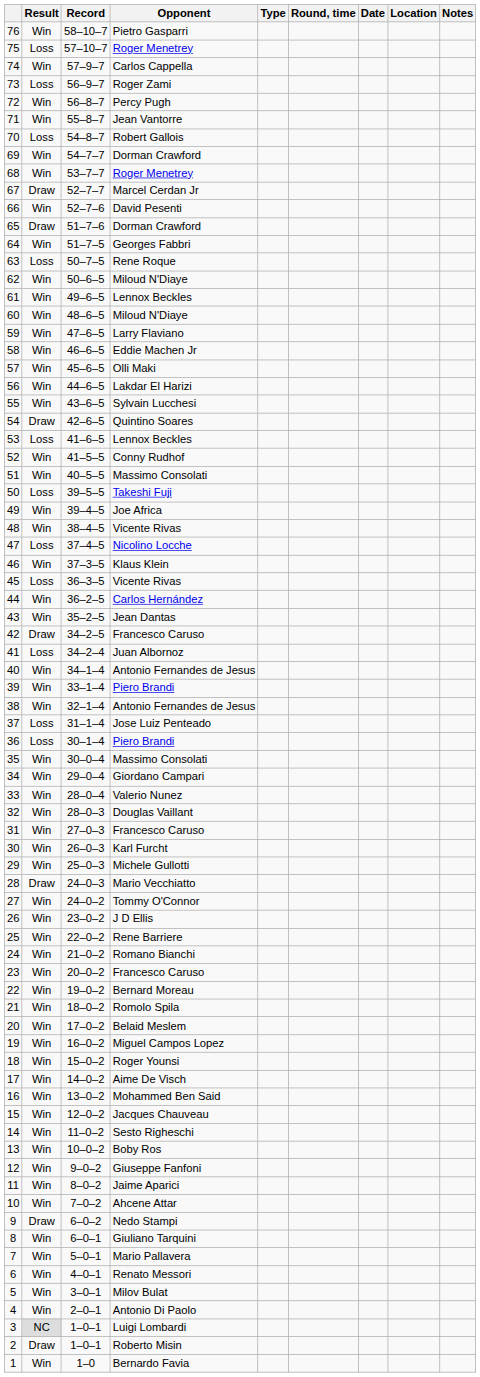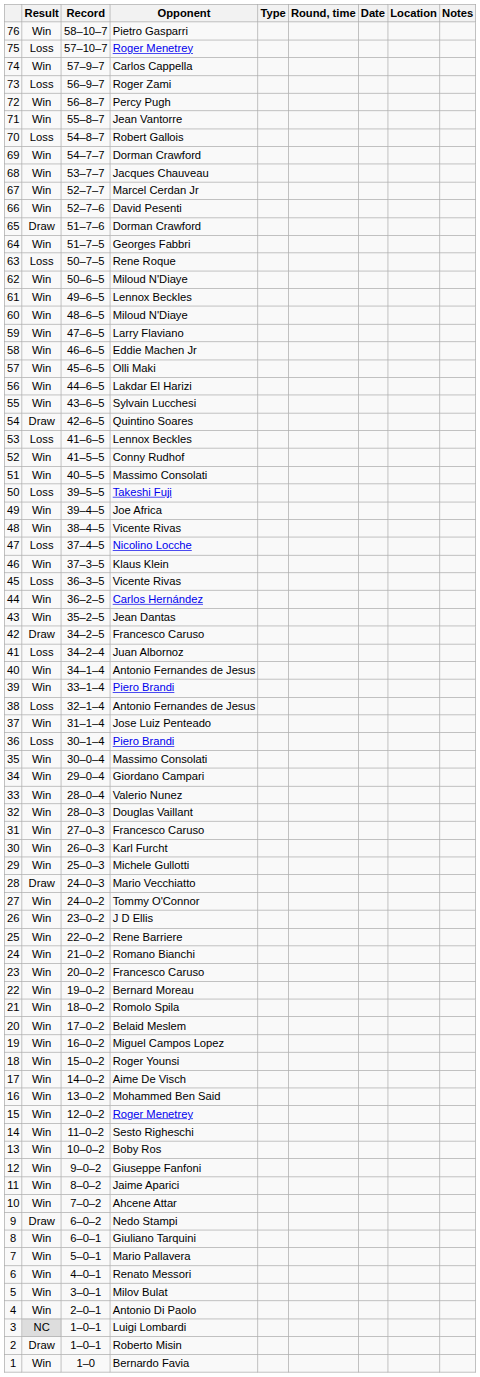(153, 173) Roger Menetrey -> (161, 173) Jacques Chauveau
(42, 191) Draw -> (42, 191) Win
(42, 706) Win -> (42, 706) Loss
(42, 723) Loss -> (42, 723) Win
(161, 1114) Jacques Chauveau -> (153, 1114) Roger Menetrey
